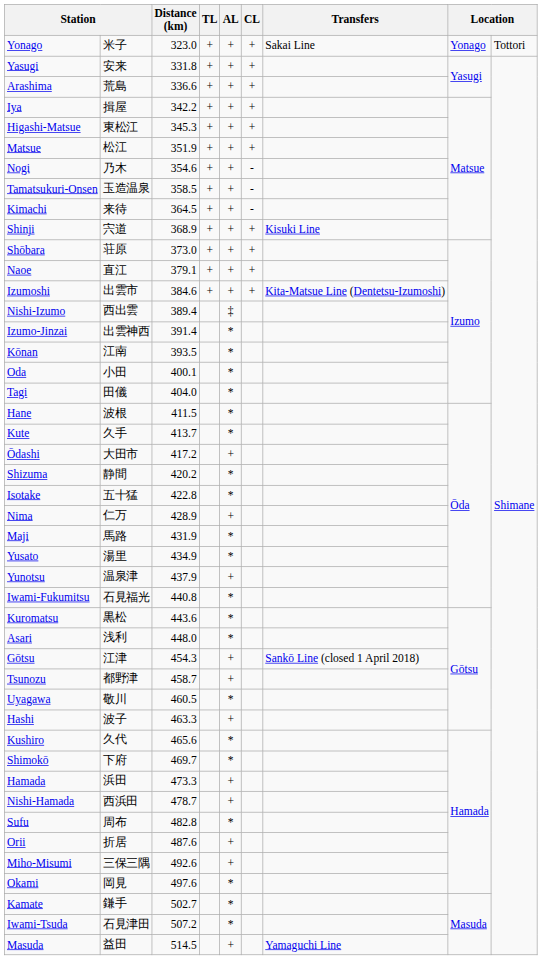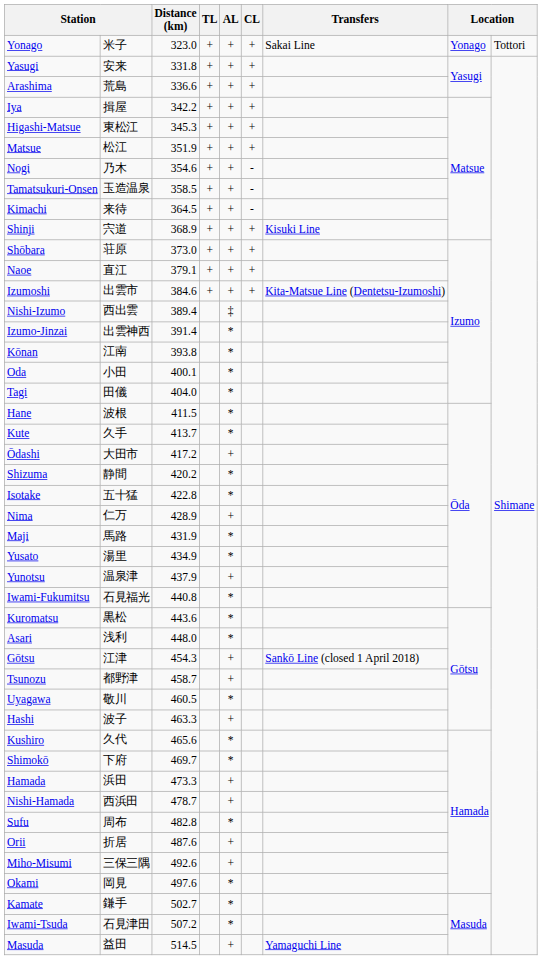(184, 352) 393.5 -> (184, 352) 393.8
